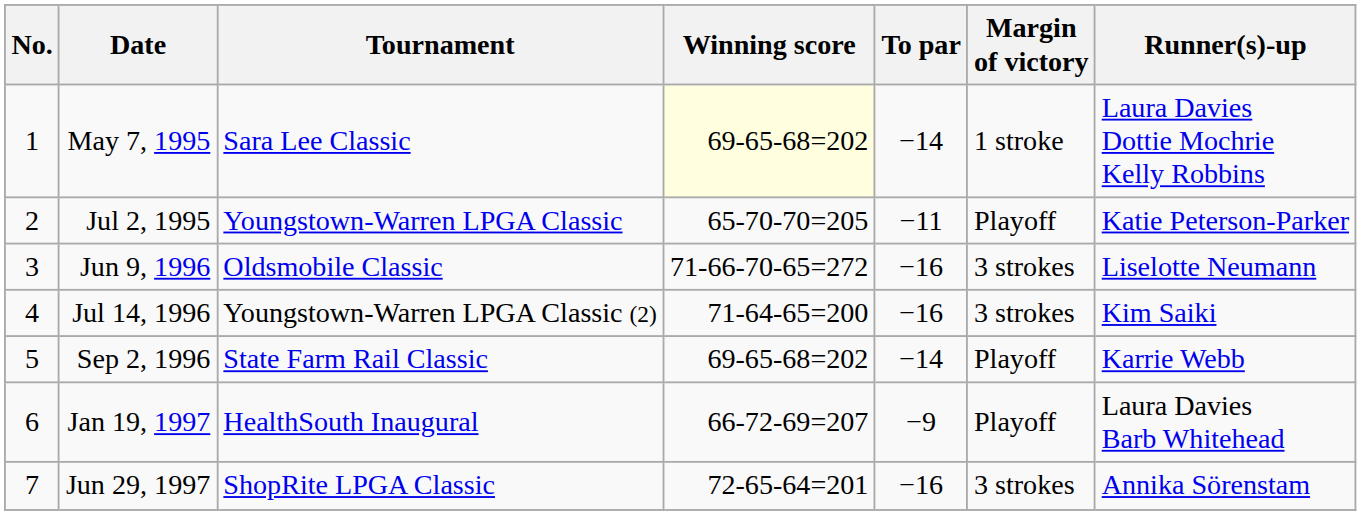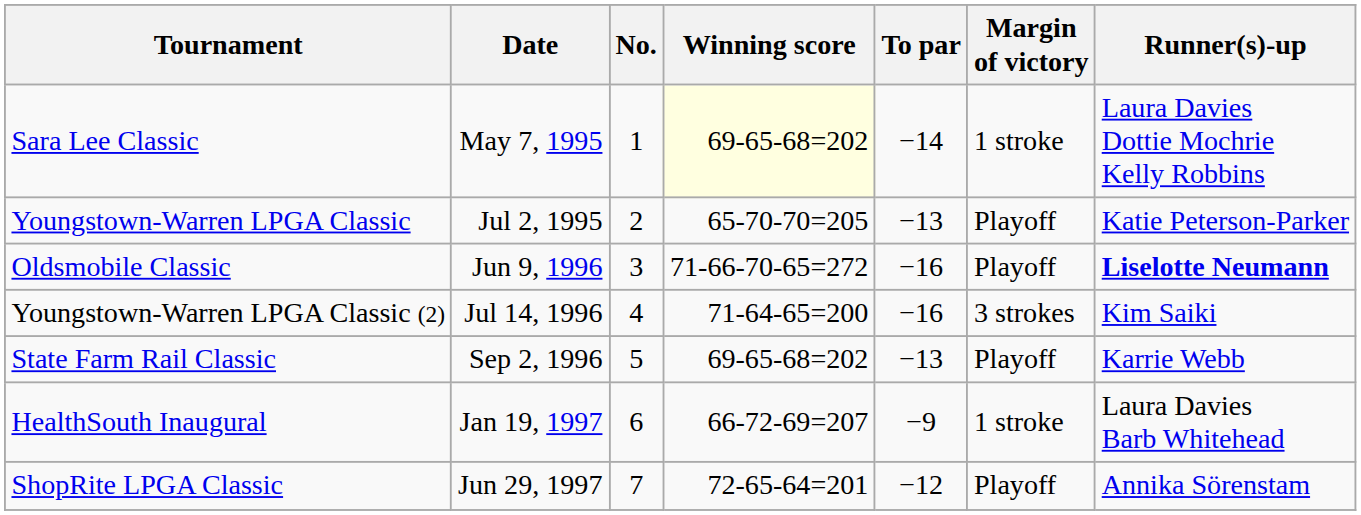columns swapped: (32, 44) <-> (440, 44)
(921, 220) −11 -> (921, 220) −13
(1024, 266) 3 strokes -> (1015, 266) Playoff
(1209, 266) normal -> (1215, 266) bold
(921, 359) −14 -> (921, 359) −13
(1015, 422) Playoff -> (1019, 422) 1 stroke
(921, 485) −16 -> (921, 485) −12
(1024, 485) 3 strokes -> (1015, 485) Playoff
